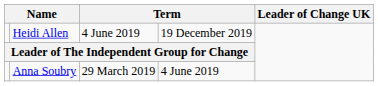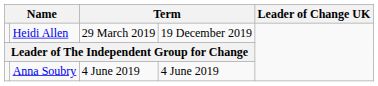(111, 33) 4 June 2019 -> (119, 33) 29 March 2019
(119, 71) 29 March 2019 -> (111, 71) 4 June 2019
